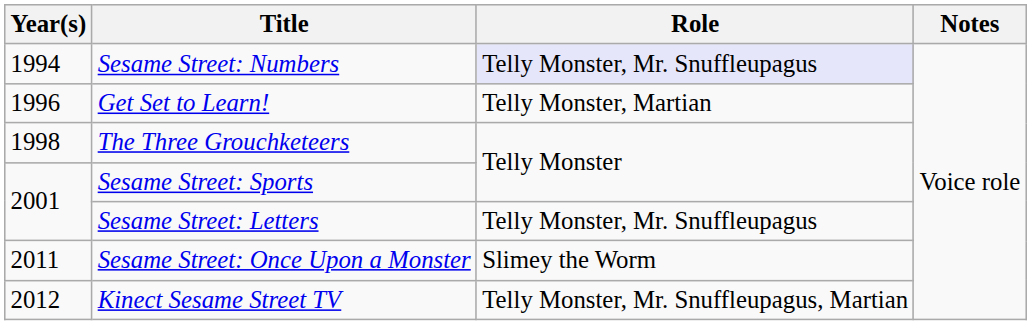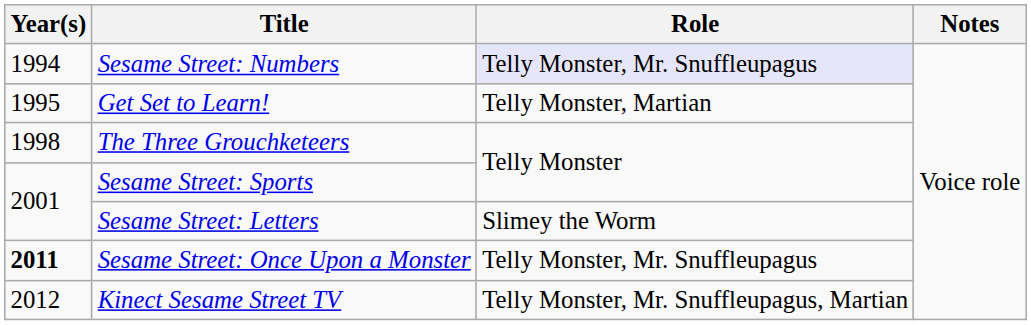(35, 102) 1996 -> (35, 102) 1995
(650, 220) Telly Monster, Mr. Snuffleupagus -> (569, 220) Slimey the Worm
(35, 260) normal -> (35, 260) bold
(569, 260) Slimey the Worm -> (650, 260) Telly Monster, Mr. Snuffleupagus
